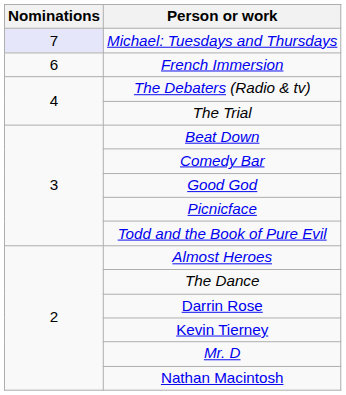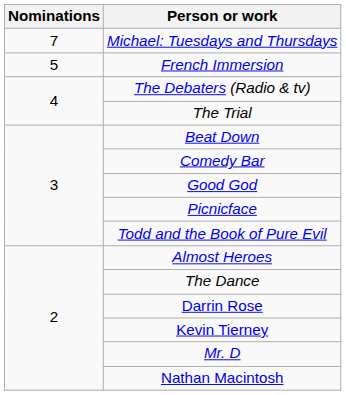(54, 40) lavender background -> (54, 40) no background
(54, 64) 6 -> (54, 64) 5
